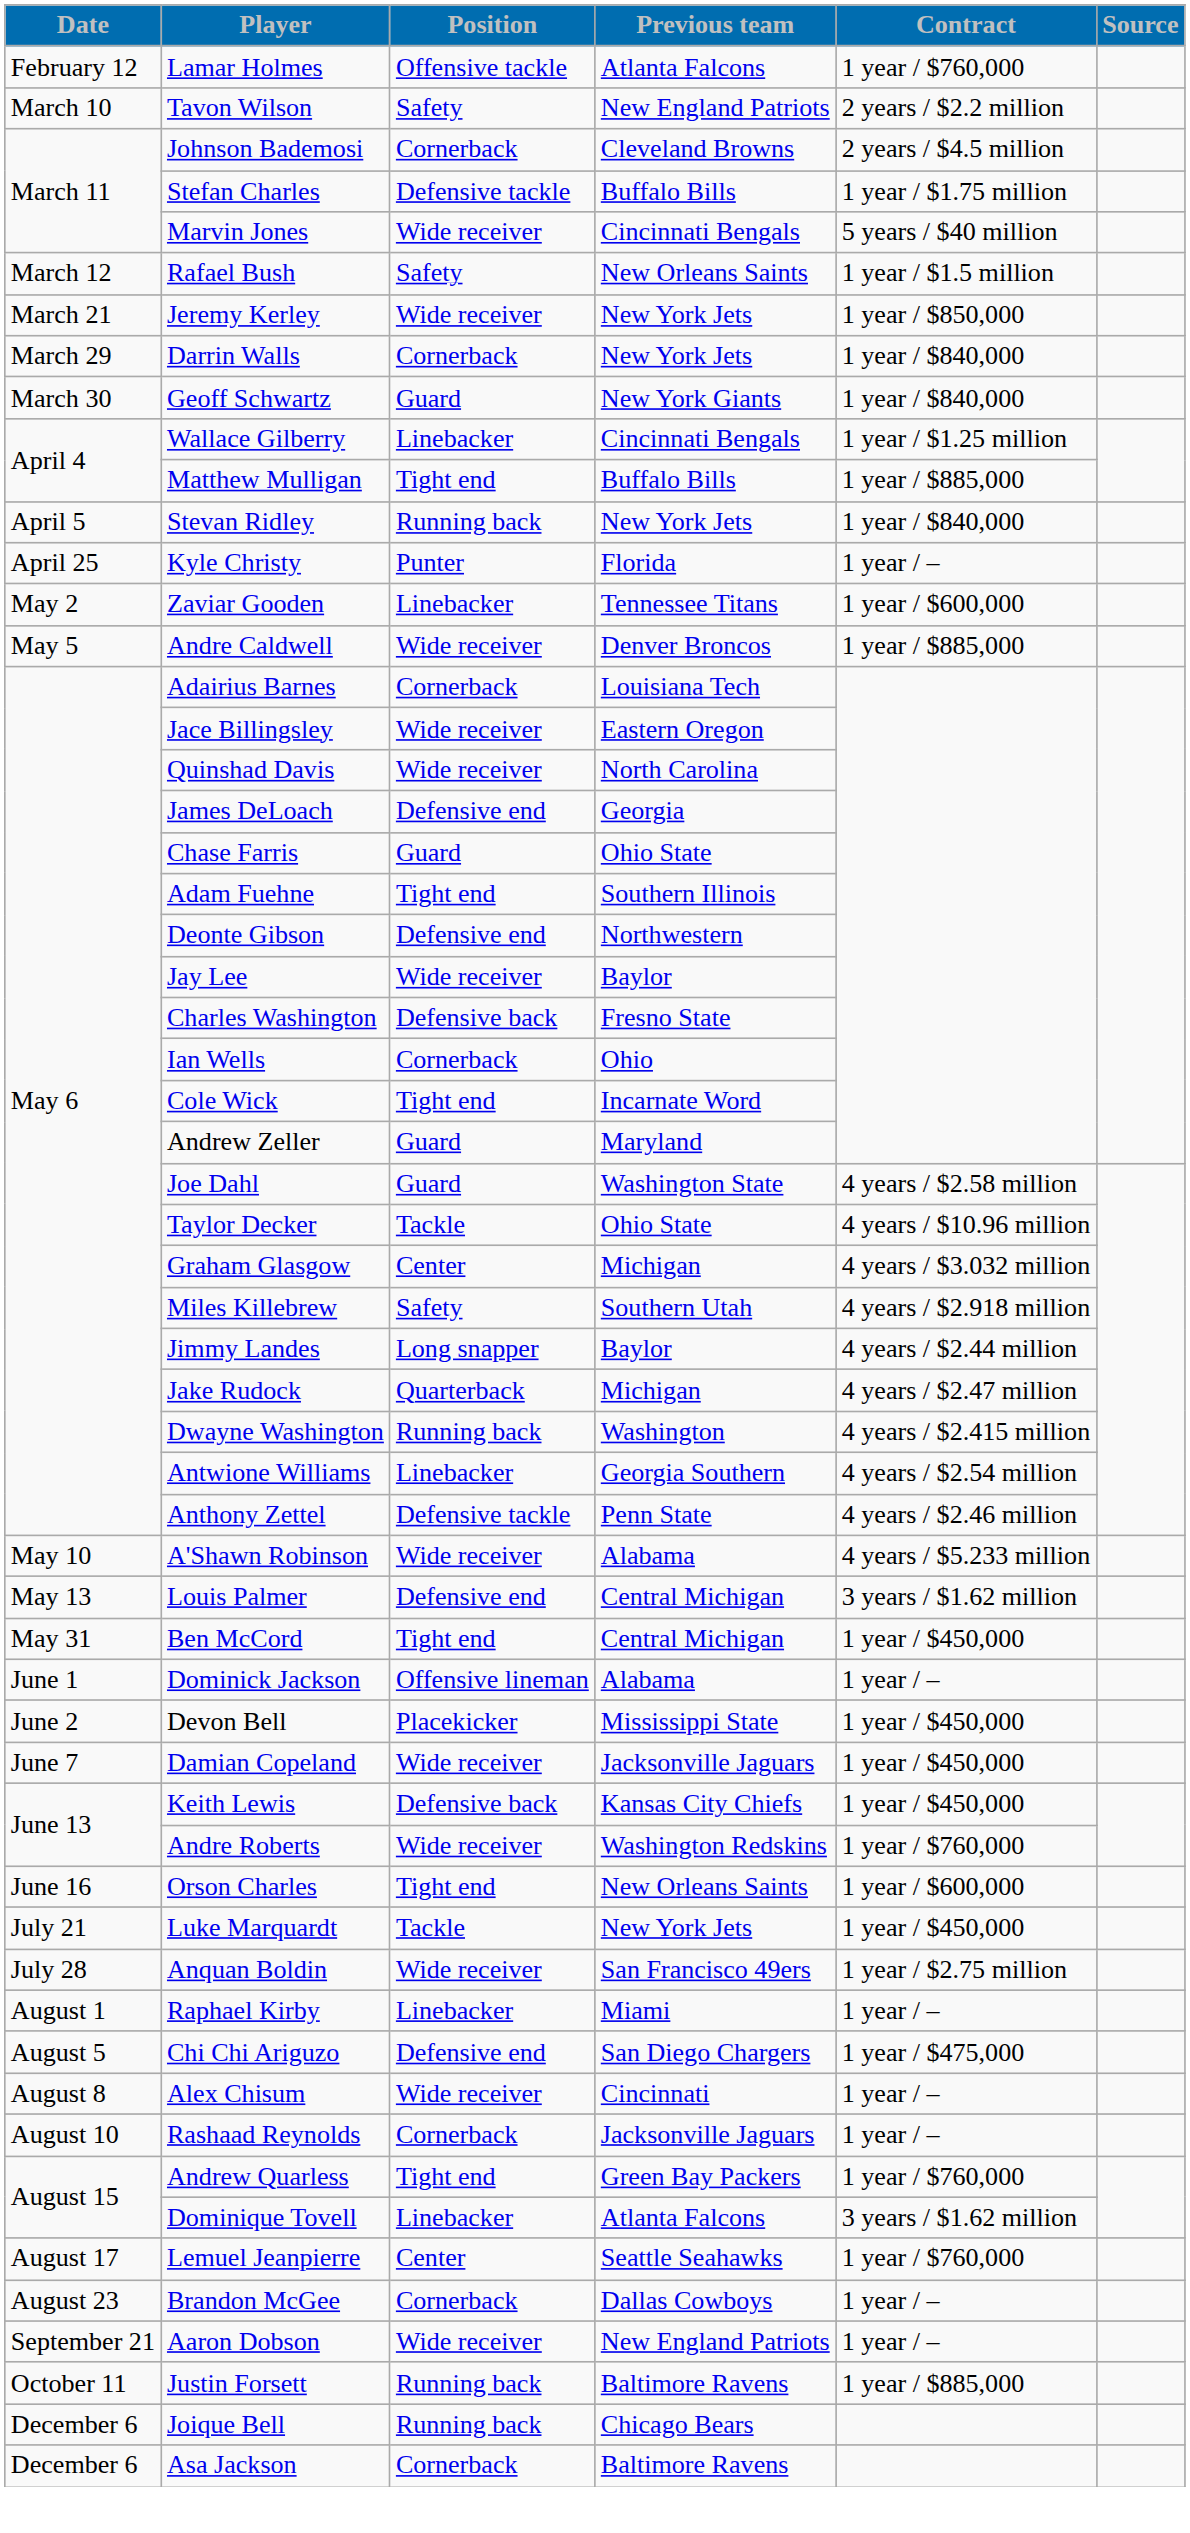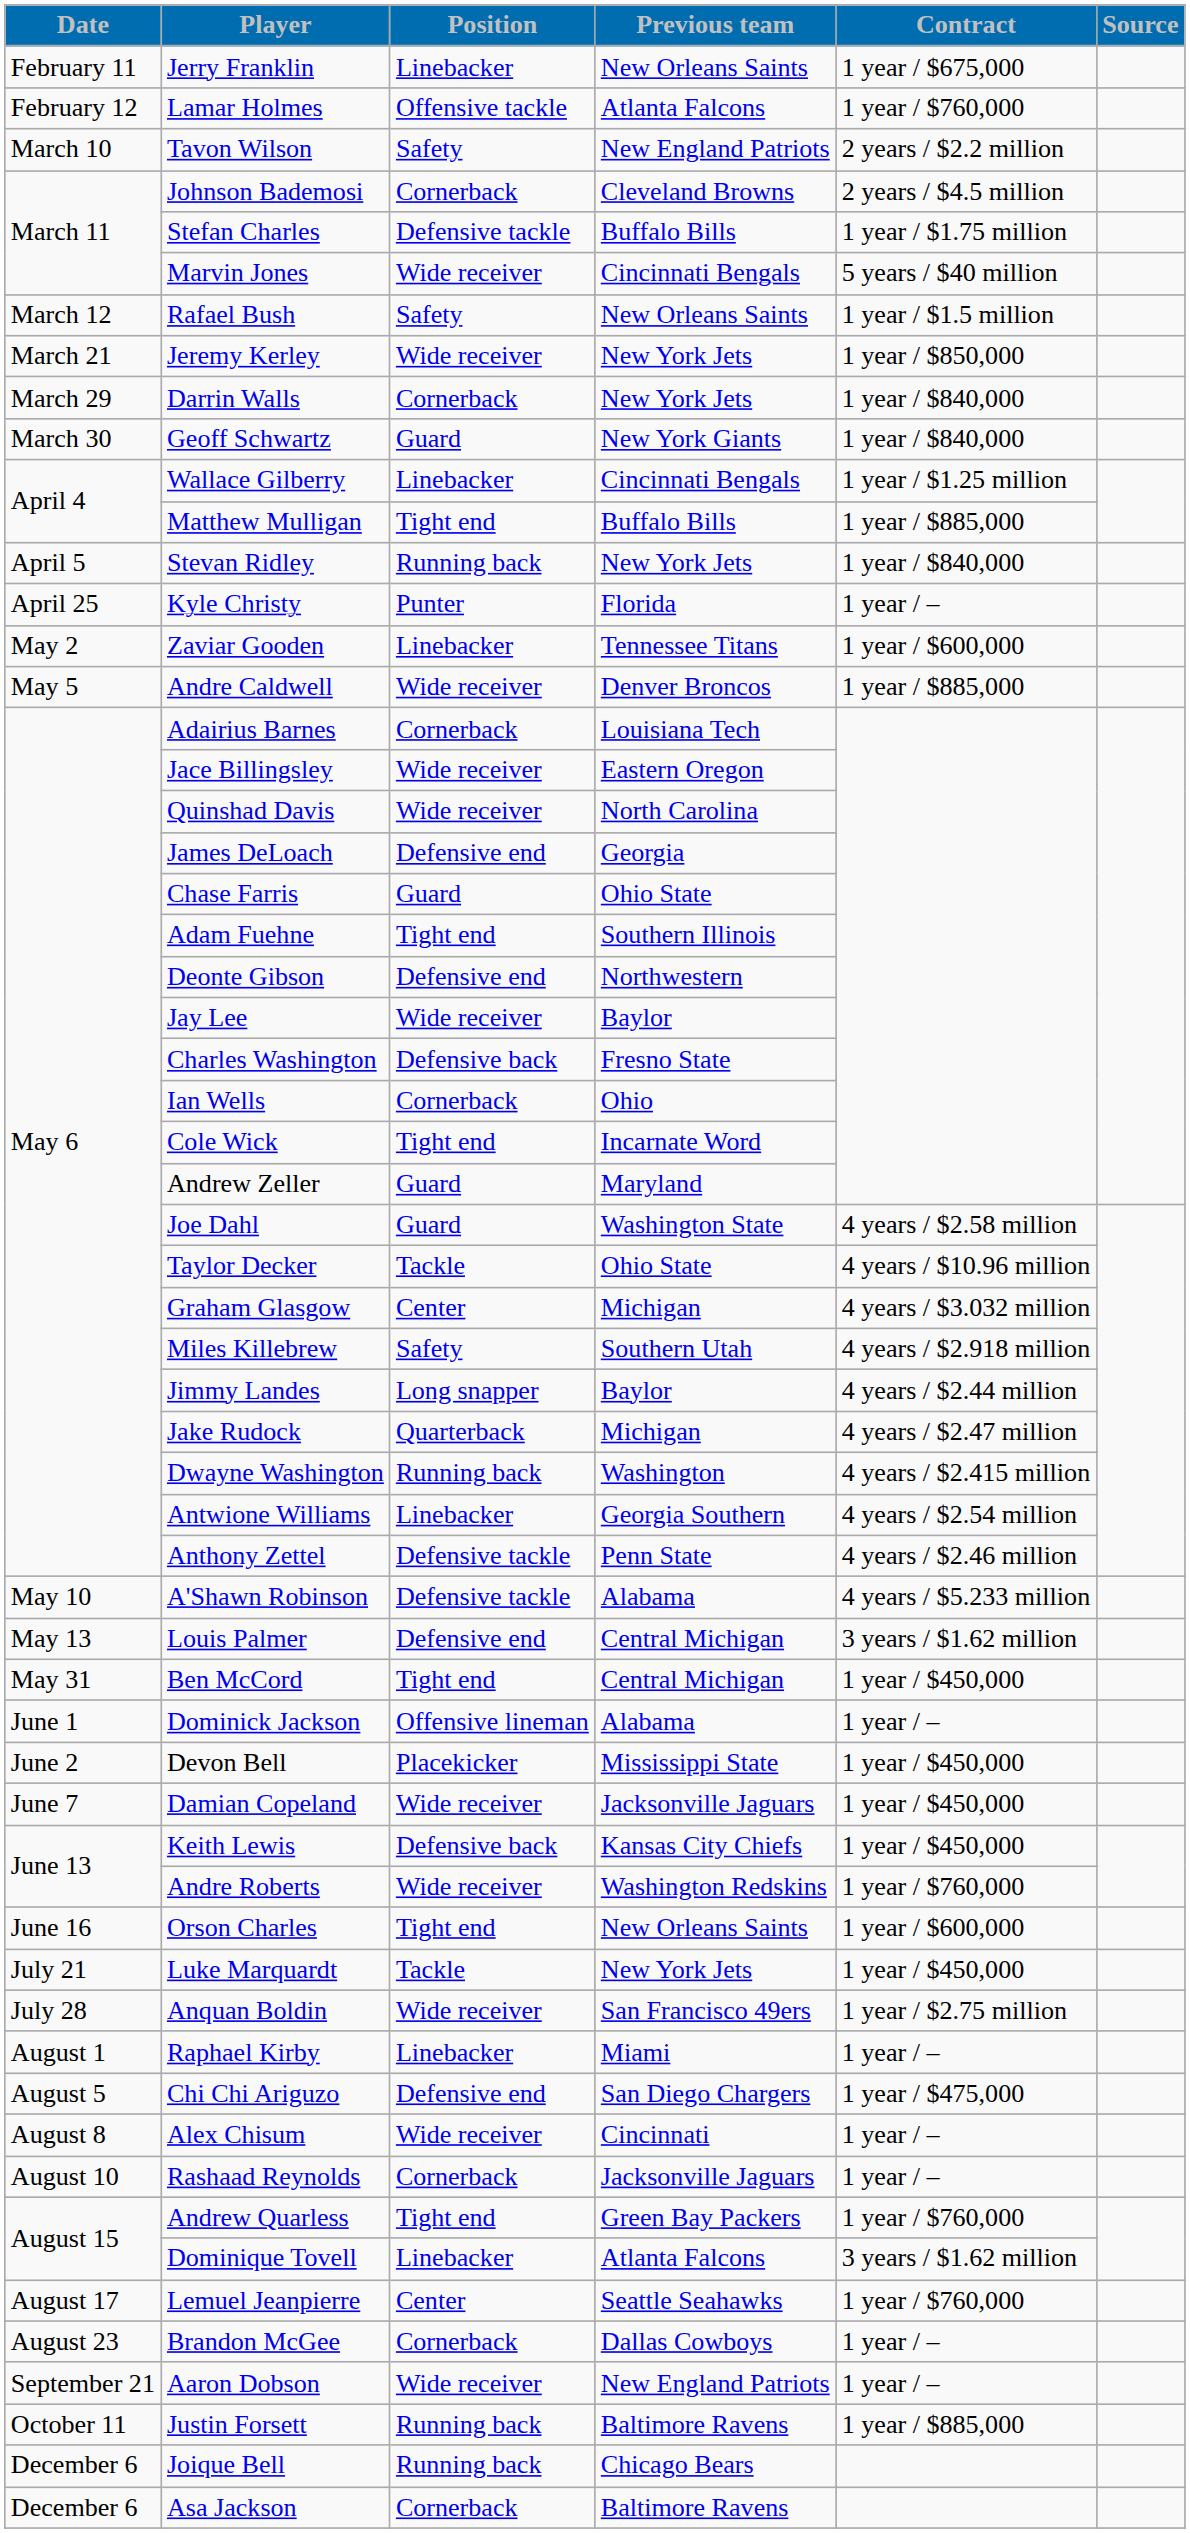+ row: (240, 66)
(469, 1555) Wide receiver -> (483, 1596) Defensive tackle
